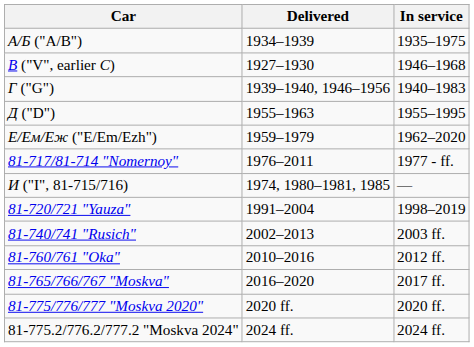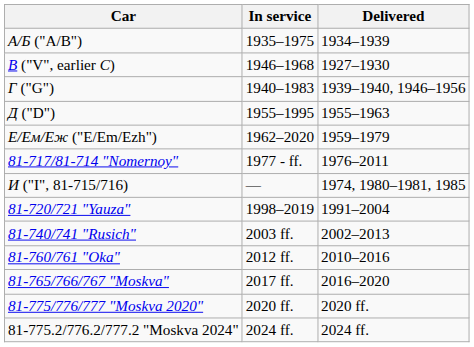columns swapped: (318, 16) <-> (431, 16)
